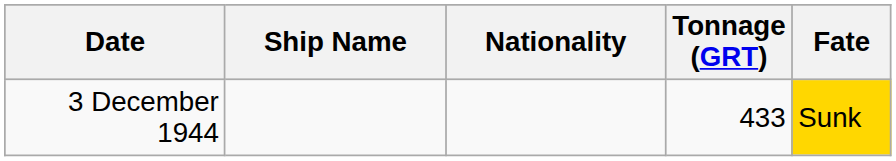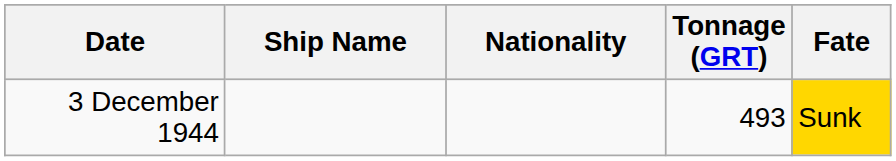(763, 117) 433 -> (763, 117) 493
